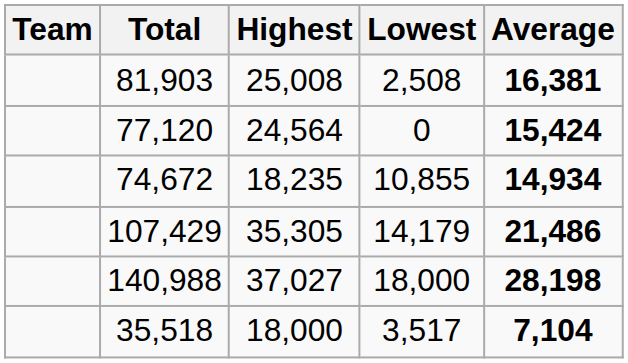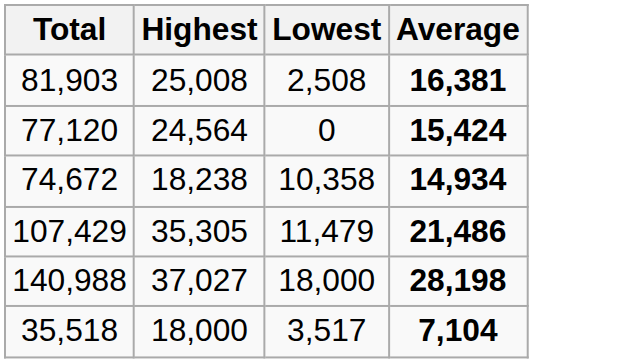- column: (52, 29)
(295, 180) 18,235 -> (199, 180) 18,238
(422, 180) 10,855 -> (327, 180) 10,358
(422, 230) 14,179 -> (327, 230) 11,479
